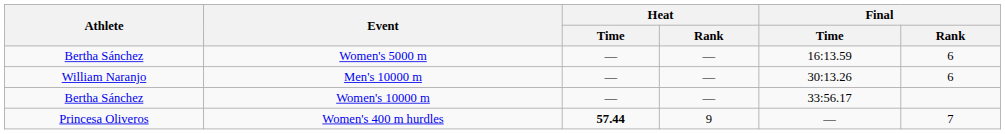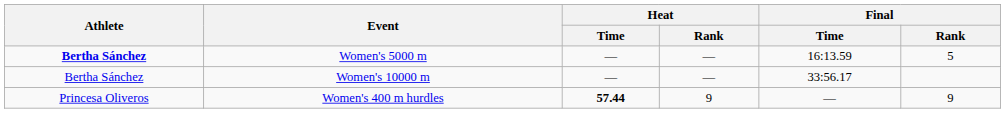(104, 56) normal -> (104, 56) bold
(950, 56) 6 -> (950, 56) 5
- row: (383, 77)
(950, 119) 7 -> (950, 98) 9
